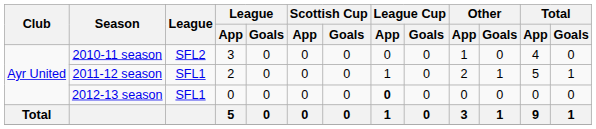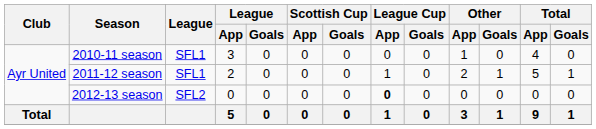(191, 54) SFL2 -> (191, 54) SFL1
(191, 94) SFL1 -> (191, 94) SFL2
